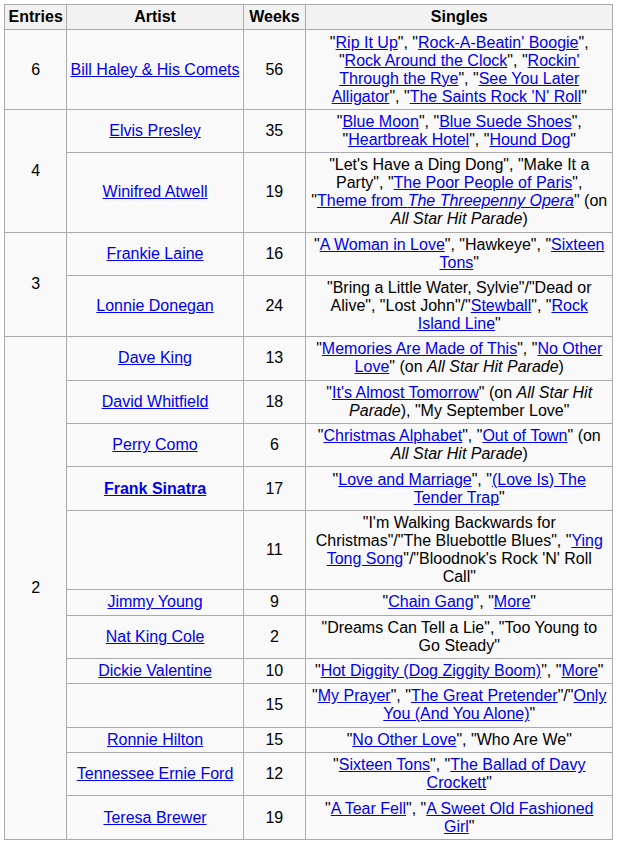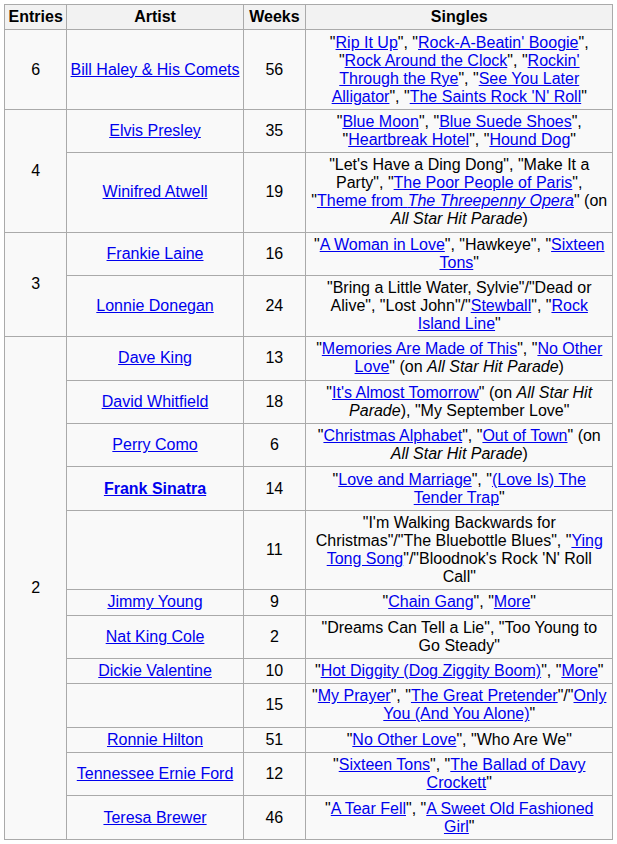(274, 488) 17 -> (274, 488) 14
(274, 739) 15 -> (274, 739) 51
(274, 817) 19 -> (274, 817) 46
